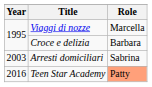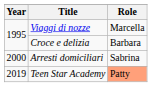(16, 58) 2003 -> (16, 58) 2000
(16, 74) 2016 -> (16, 74) 2019
